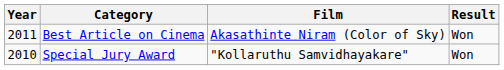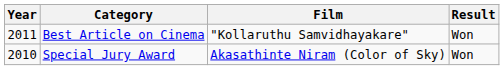(328, 34) Akasathinte Niram (Color of Sky) -> (310, 34) "Kollaruthu Samvidhayakare"
(310, 54) "Kollaruthu Samvidhayakare" -> (328, 54) Akasathinte Niram (Color of Sky)
